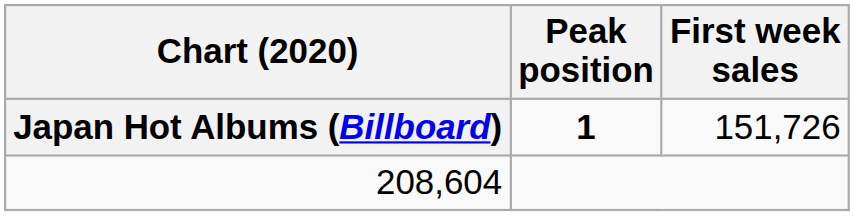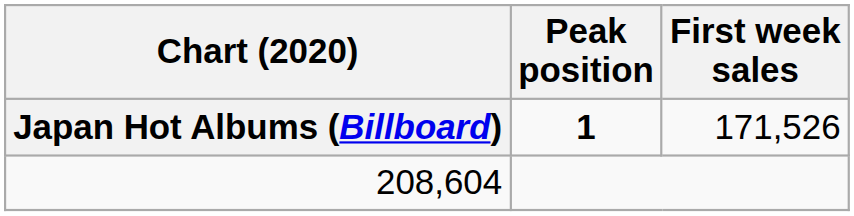(777, 126) 151,726 -> (777, 126) 171,526
